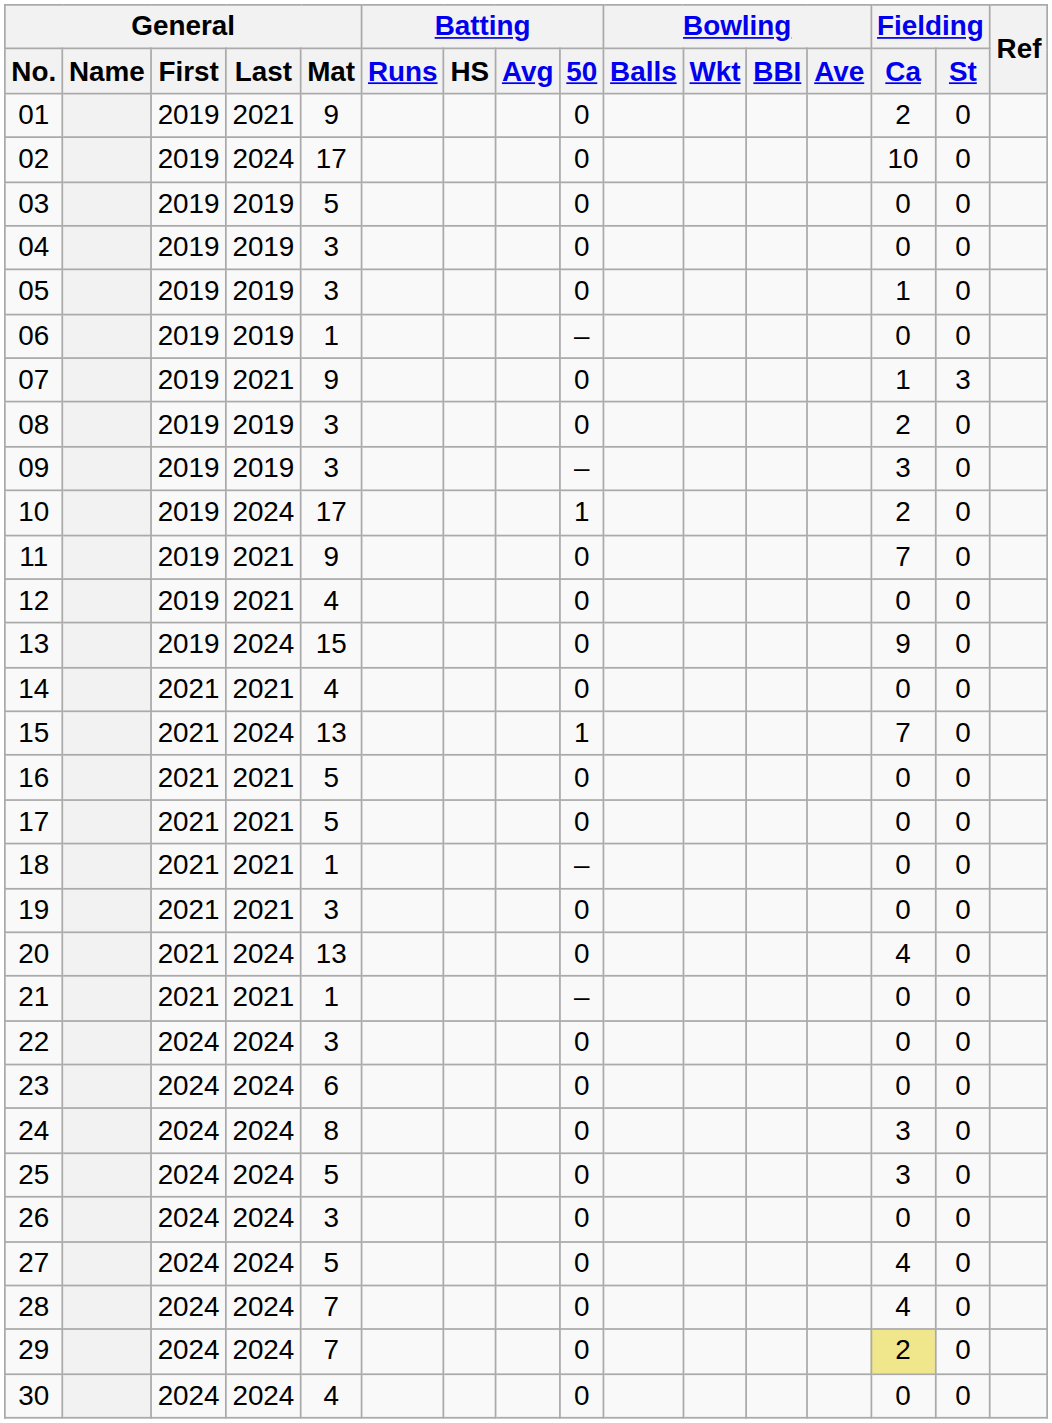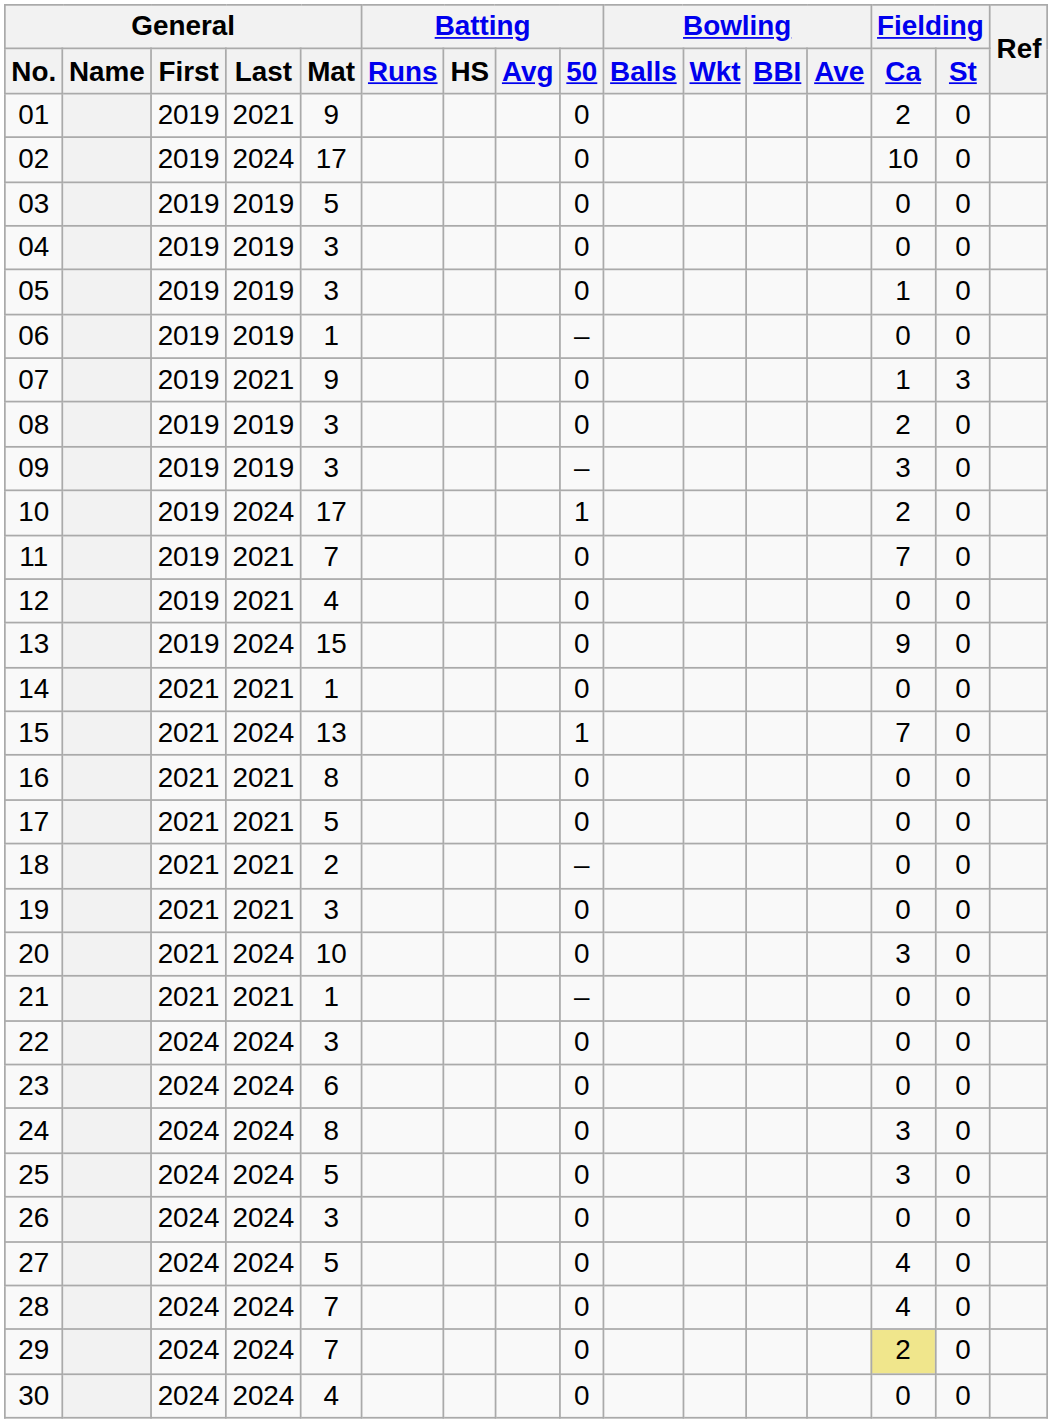(331, 556) 9 -> (331, 556) 7
(331, 688) 4 -> (331, 688) 1
(331, 777) 5 -> (331, 777) 8
(331, 865) 1 -> (331, 865) 2
(331, 953) 13 -> (331, 953) 10
(903, 953) 4 -> (903, 953) 3
